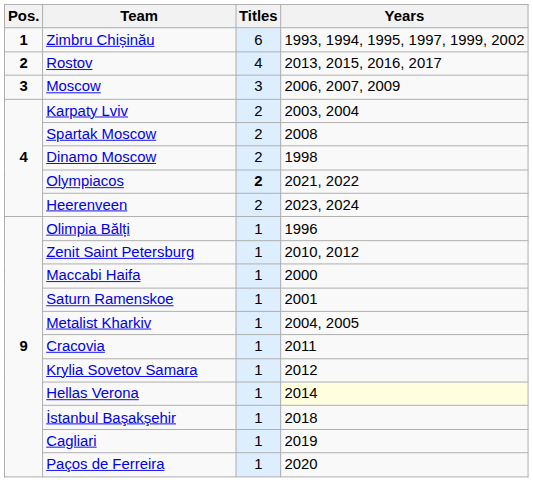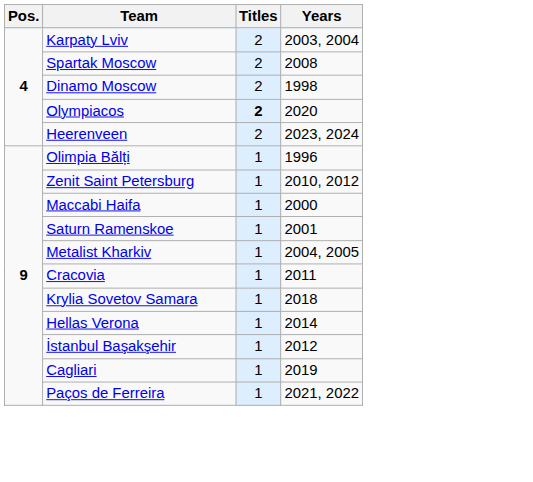- row: (100, 39)
- row: (69, 63)
- row: (73, 87)
(322, 181) 2021, 2022 -> (301, 110) 2020
(301, 370) 2012 -> (301, 299) 2018
(301, 393) lightyellow background -> (301, 323) no background
(301, 417) 2018 -> (301, 346) 2012
(301, 464) 2020 -> (322, 393) 2021, 2022
